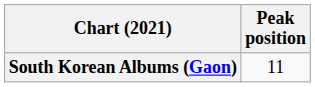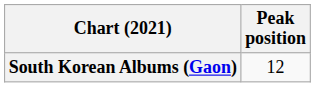(276, 67) 11 -> (276, 67) 12
